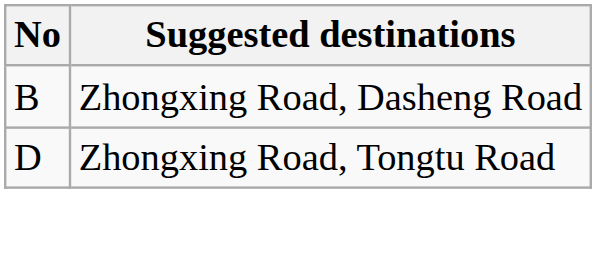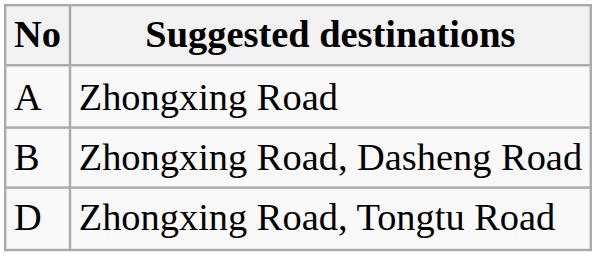+ row: (208, 95)
